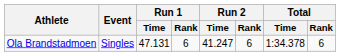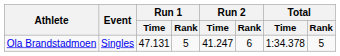(186, 44) 6 -> (186, 44) 5
(321, 44) 6 -> (321, 44) 5
